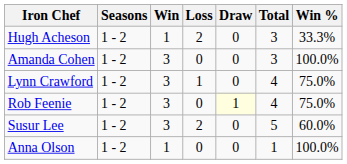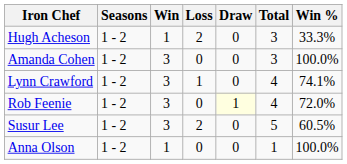(317, 81) 75.0% -> (317, 81) 74.1%
(317, 103) 75.0% -> (317, 103) 72.0%
(317, 125) 60.0% -> (317, 125) 60.5%
